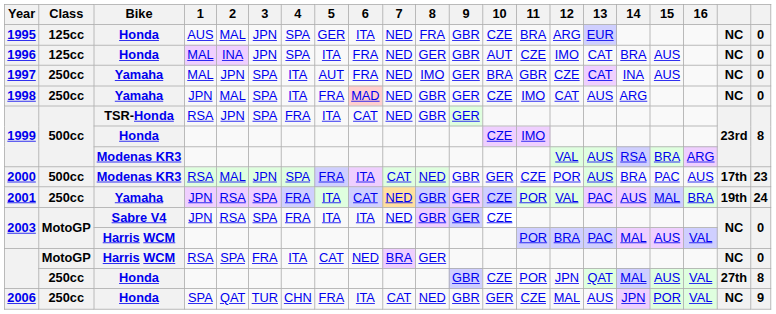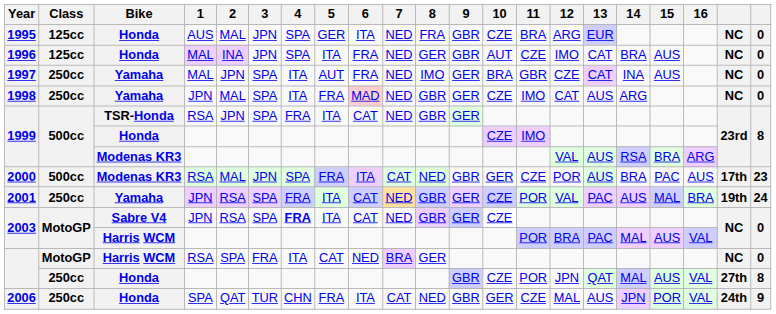(298, 217) normal -> (298, 217) bold
(365, 217) ITA -> (365, 217) CAT
(734, 298) NC -> (734, 298) 24th
